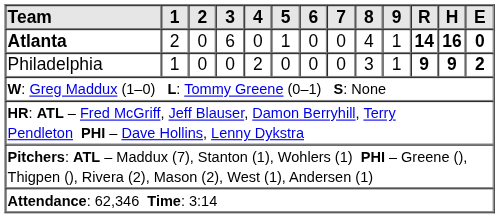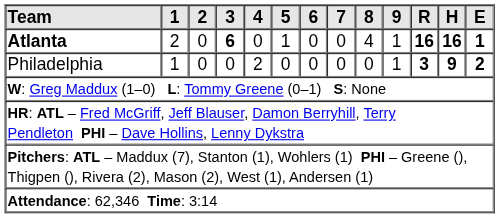(230, 41) normal -> (230, 41) bold
(424, 41) 14 -> (424, 41) 16
(480, 41) 0 -> (480, 41) 1
(369, 64) 3 -> (369, 64) 0
(424, 64) 9 -> (424, 64) 3
